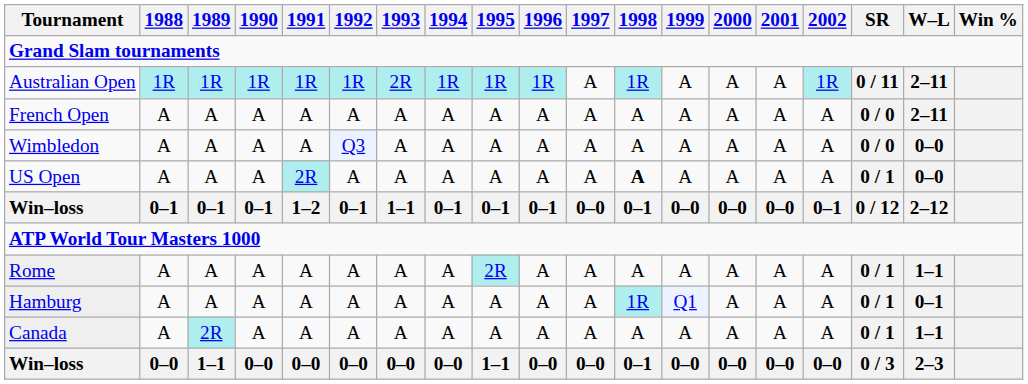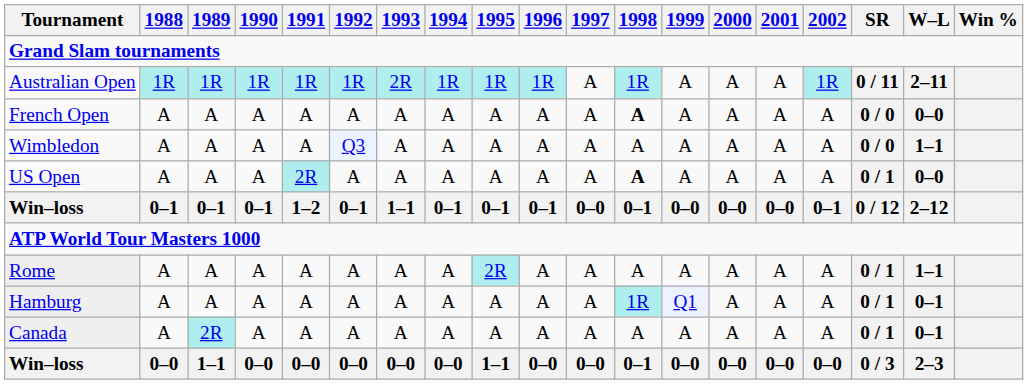(638, 113) normal -> (638, 113) bold
(929, 113) 2–11 -> (929, 113) 0–0
(929, 144) 0–0 -> (929, 144) 1–1
(929, 331) 1–1 -> (929, 331) 0–1
